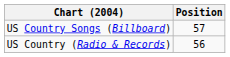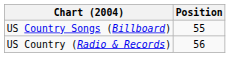(199, 28) 57 -> (199, 28) 55
